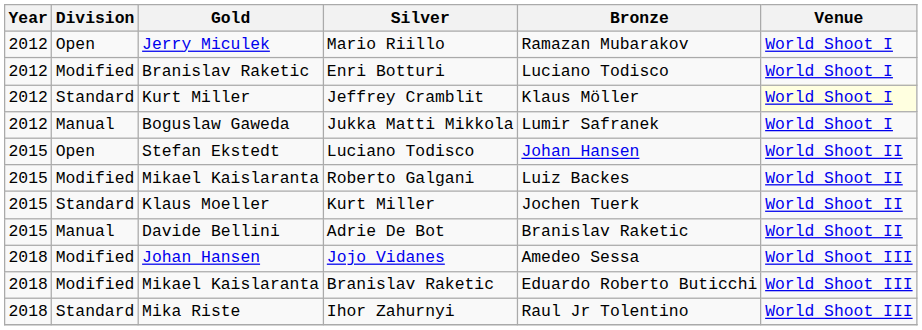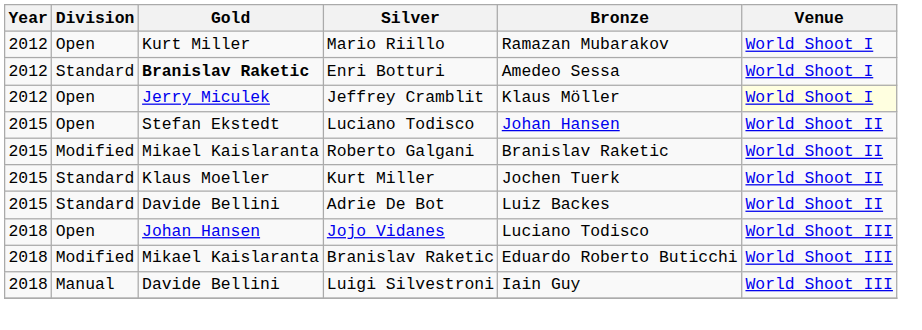(206, 45) Jerry Miculek -> (196, 45) Kurt Miller
(95, 71) Modified -> (95, 71) Standard
(226, 71) normal -> (226, 71) bold
(595, 71) Luciano Todisco -> (561, 71) Amedeo Sessa
(95, 98) Standard -> (75, 98) Open
(196, 98) Kurt Miller -> (206, 98) Jerry Miculek
- row: (420, 125)
(575, 178) Luiz Backes -> (585, 151) Branislav Raketic
(85, 232) Manual -> (95, 205) Standard
(605, 232) Branislav Raketic -> (556, 205) Luiz Backes
(95, 258) Modified -> (75, 232) Open
(580, 258) Amedeo Sessa -> (575, 232) Luciano Todisco
- row: (391, 312)
+ row: (410, 285)
